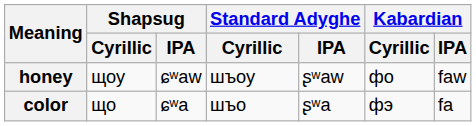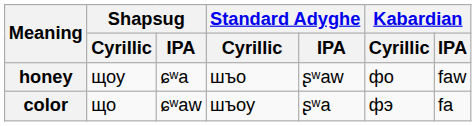(181, 76) ɕʷaw -> (174, 76) ɕʷa
(233, 76) шъоу -> (228, 76) шъо
(174, 105) ɕʷa -> (181, 105) ɕʷaw
(228, 105) шъо -> (233, 105) шъоу
